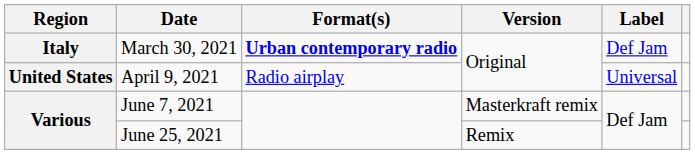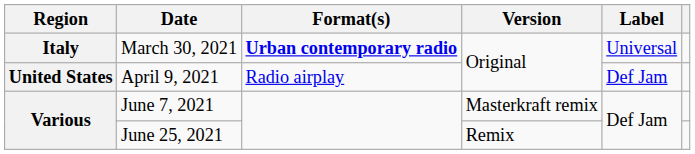(637, 47) Def Jam -> (642, 47) Universal
(642, 76) Universal -> (637, 76) Def Jam
